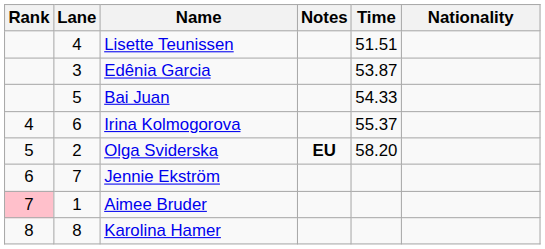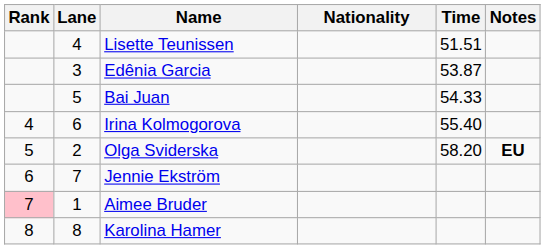columns swapped: (471, 17) <-> (324, 17)
(376, 124) 55.37 -> (461, 124) 55.40
